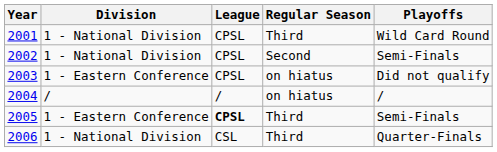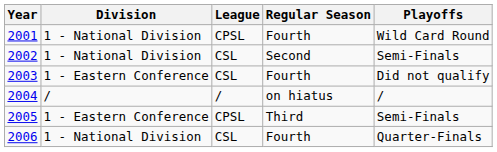(285, 35) Third -> (288, 35) Fourth
(230, 55) CPSL -> (226, 55) CSL
(230, 76) CPSL -> (226, 76) CSL
(300, 76) on hiatus -> (288, 76) Fourth
(230, 116) bold -> (230, 116) normal
(285, 137) Third -> (288, 137) Fourth
